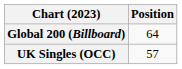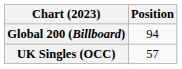(152, 34) 64 -> (152, 34) 94
